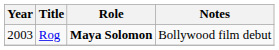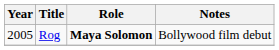(20, 34) 2003 -> (20, 34) 2005
